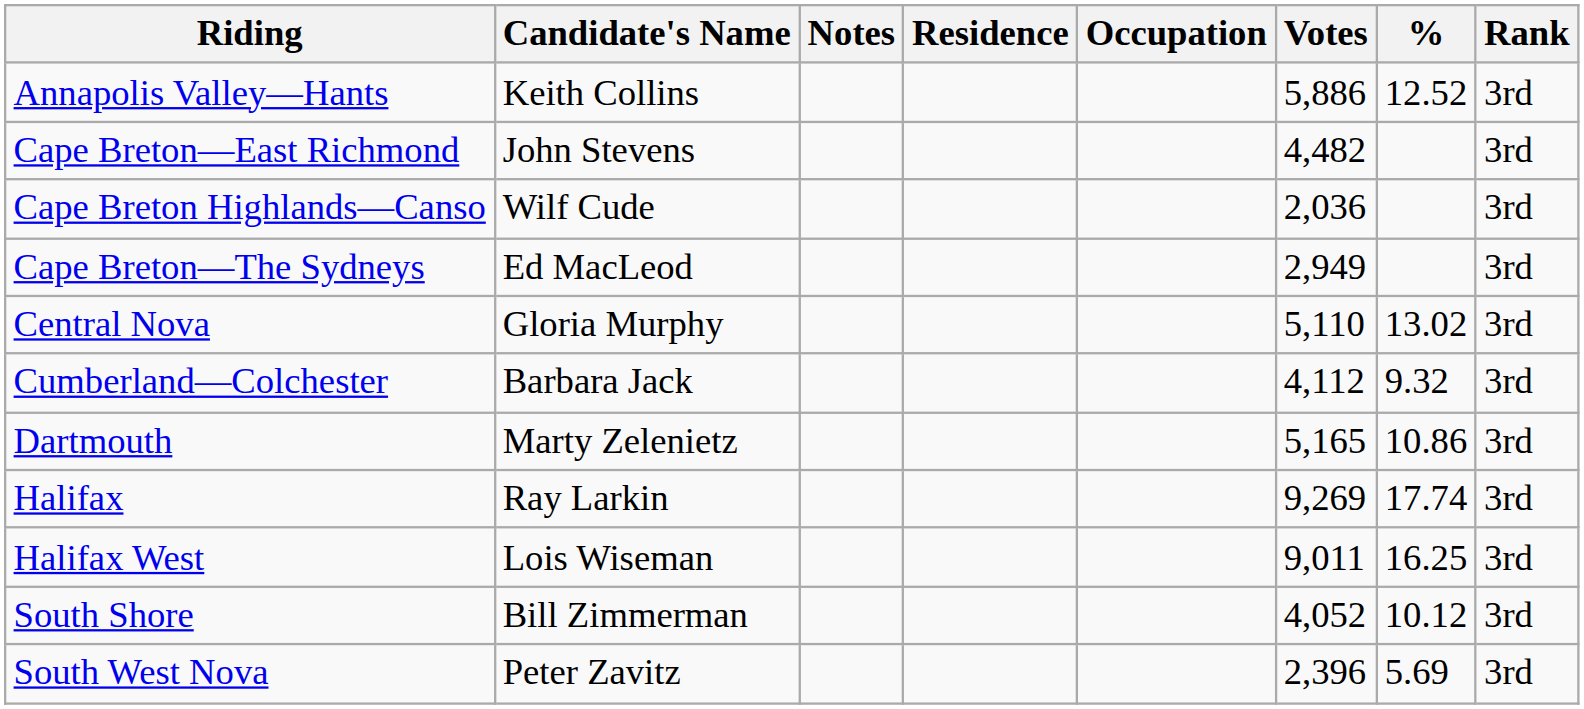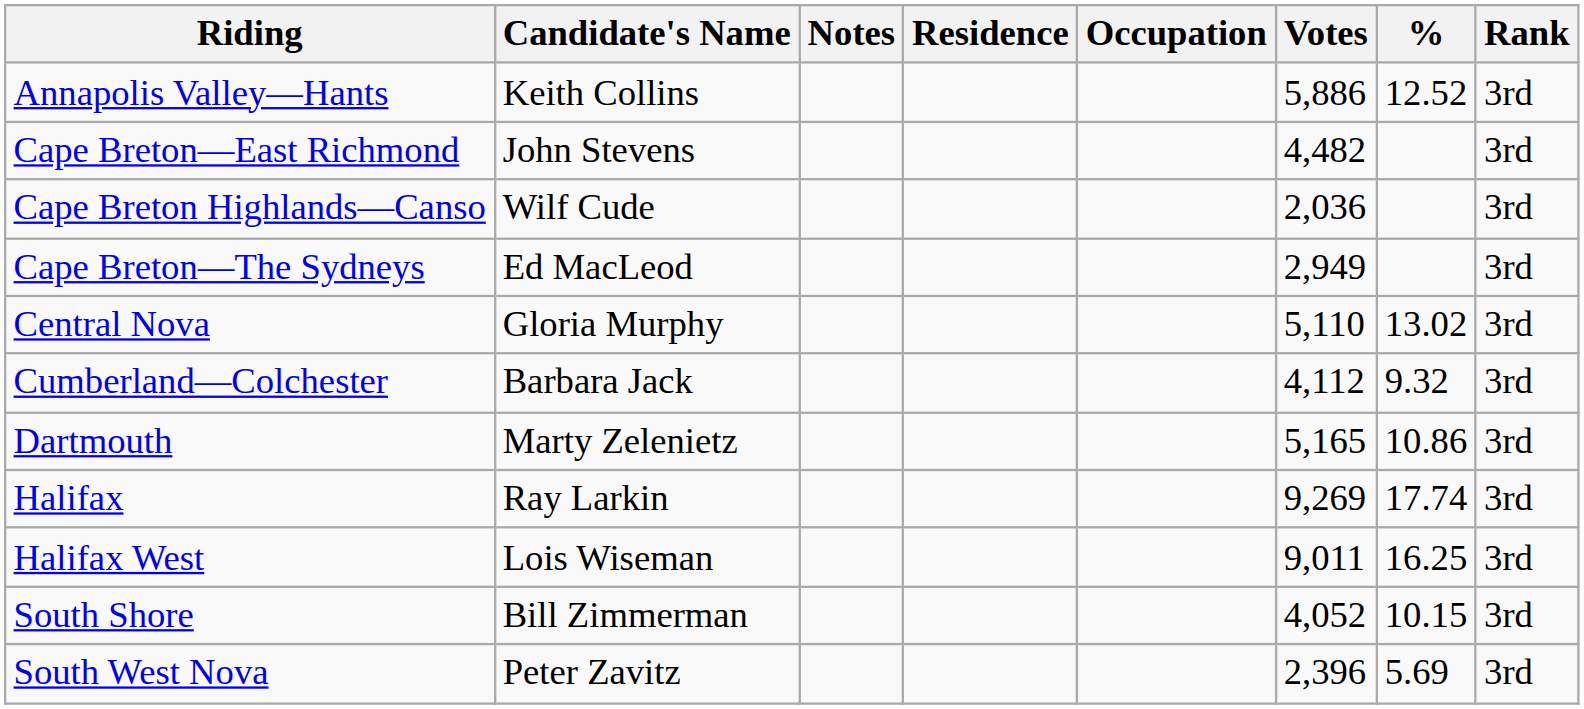(1426, 614) 10.12 -> (1426, 614) 10.15
